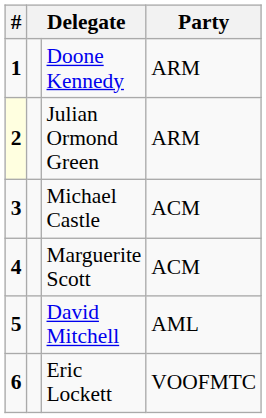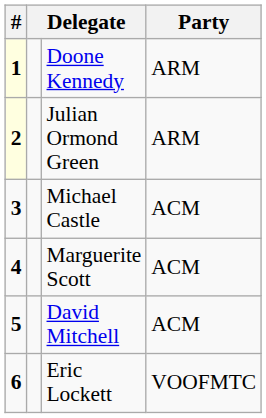(16, 68) no background -> (16, 68) lightyellow background
(175, 324) AML -> (176, 324) ACM
